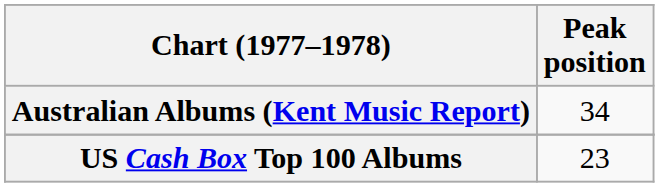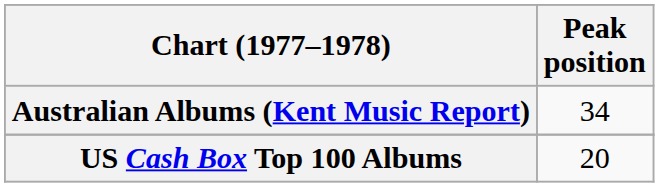(595, 157) 23 -> (595, 157) 20
